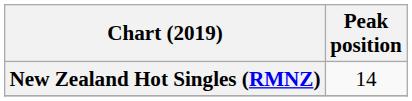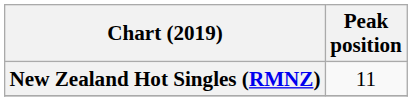(366, 78) 14 -> (366, 78) 11
